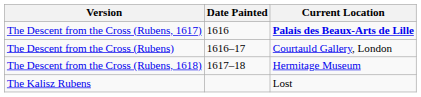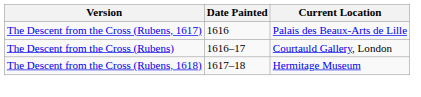(343, 30) bold -> (340, 30) normal
- row: (49, 83)
